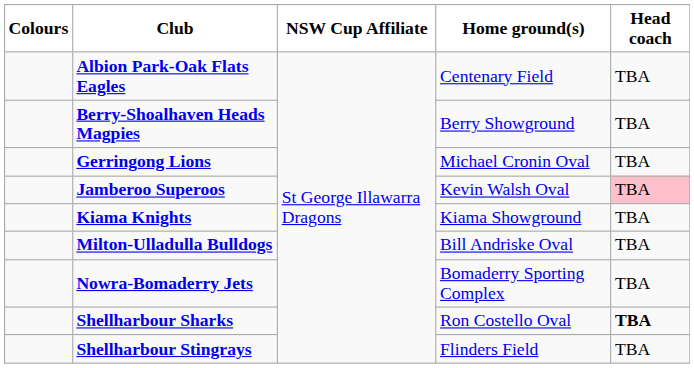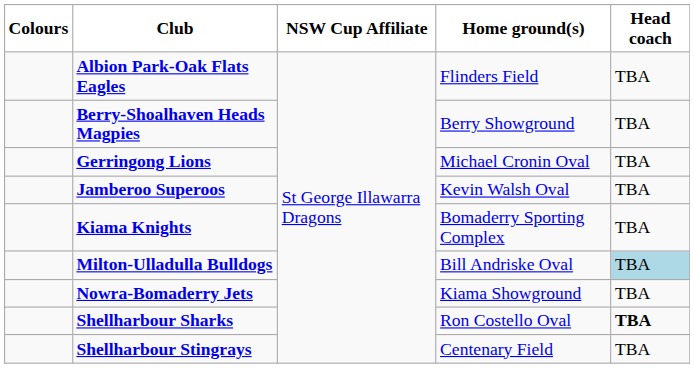(497, 76) Centenary Field -> (489, 76) Flinders Field
(633, 189) pink background -> (633, 189) no background
(511, 217) Kiama Showground -> (512, 227) Bomaderry Sporting Complex
(633, 245) no background -> (633, 265) lightblue background
(512, 283) Bomaderry Sporting Complex -> (511, 293) Kiama Showground
(489, 348) Flinders Field -> (497, 348) Centenary Field
